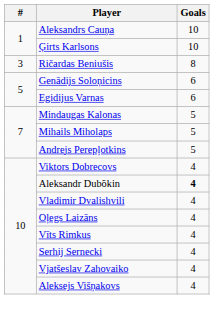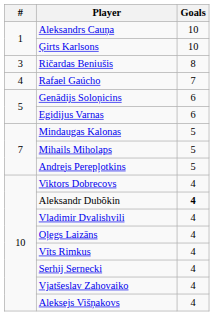+ row: (70, 81)
